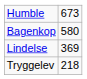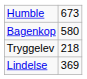rows swapped: (27, 48) <-> (31, 65)
